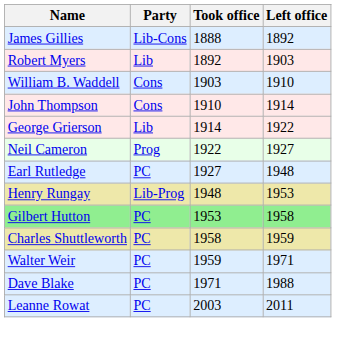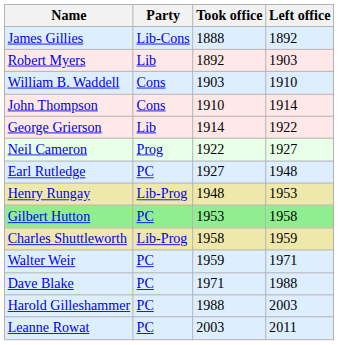(142, 238) PC -> (162, 238) Lib-Prog
+ row: (69, 305)
